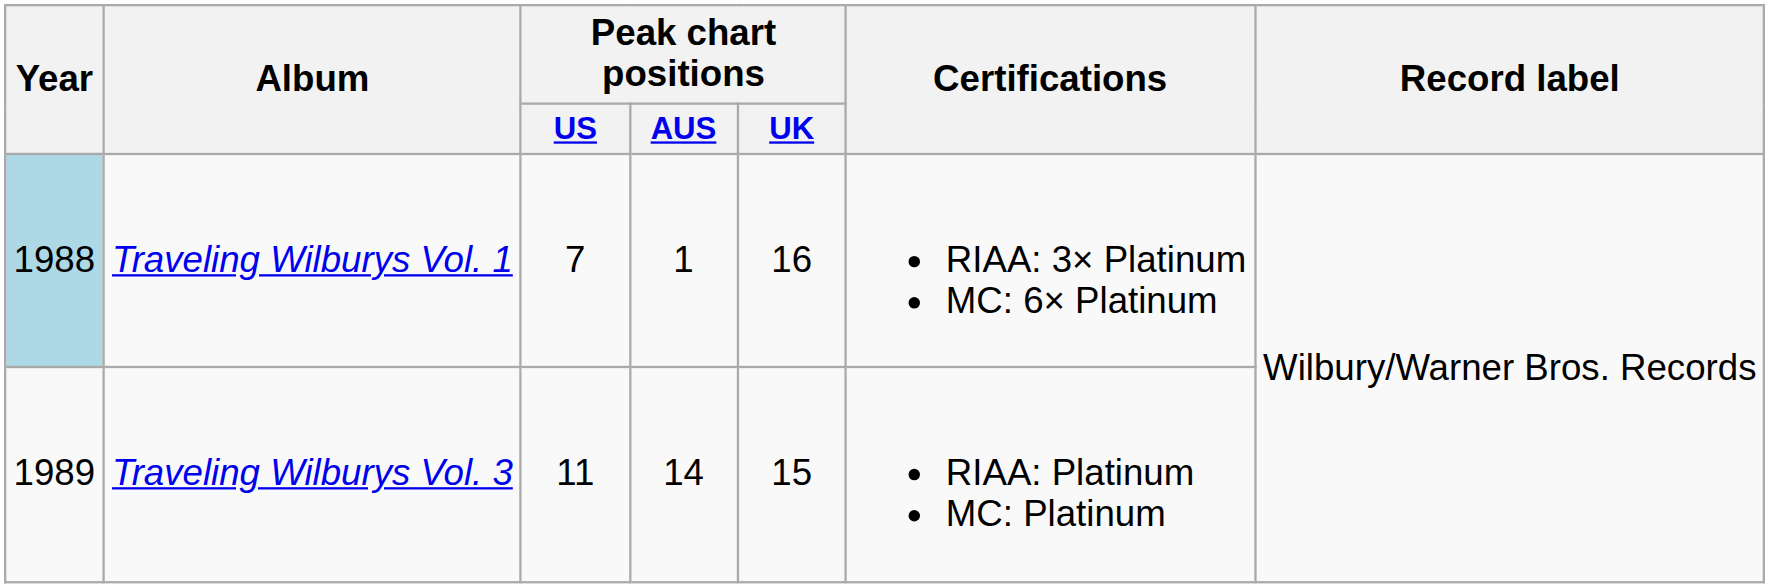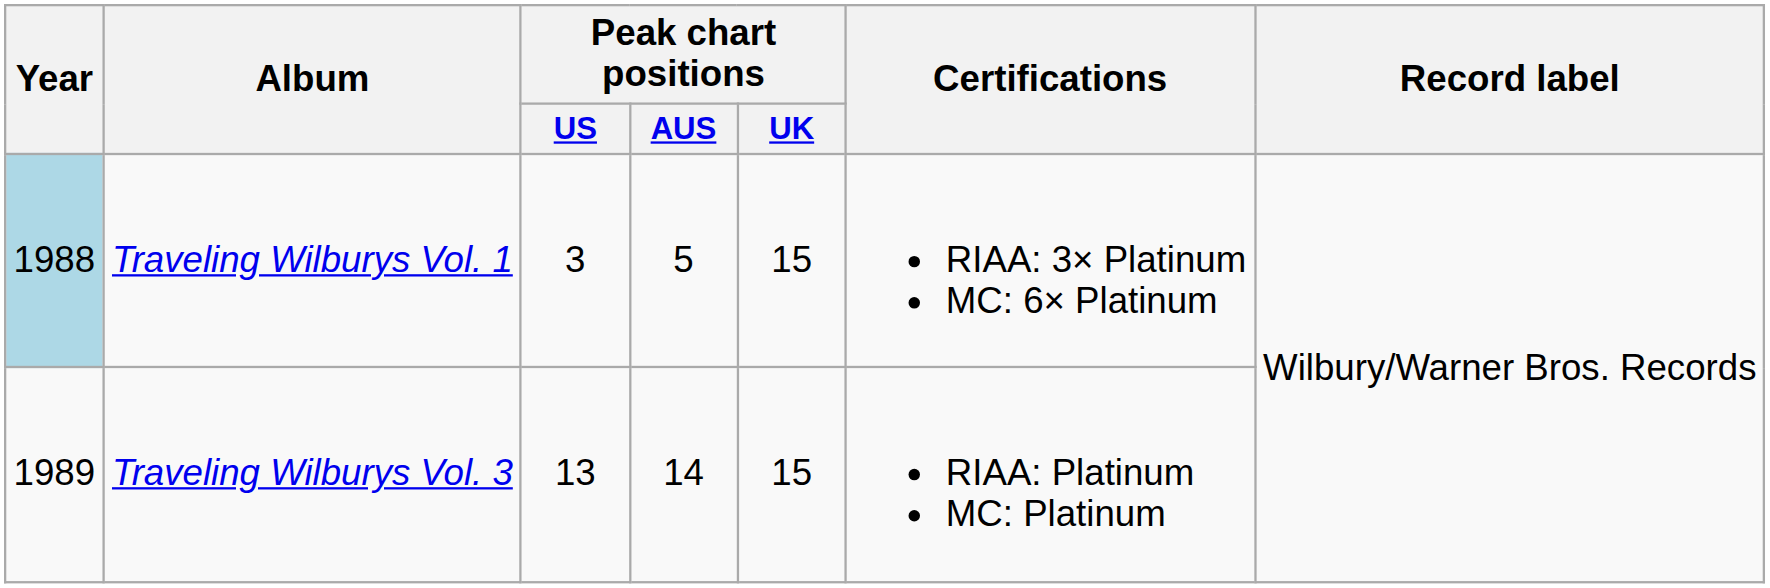(575, 259) 7 -> (575, 259) 3
(683, 259) 1 -> (683, 259) 5
(792, 259) 16 -> (792, 259) 15
(575, 473) 11 -> (575, 473) 13
